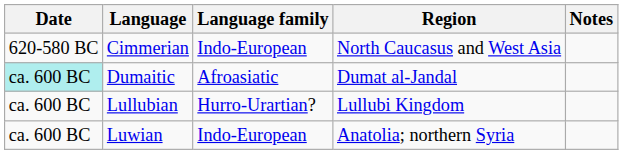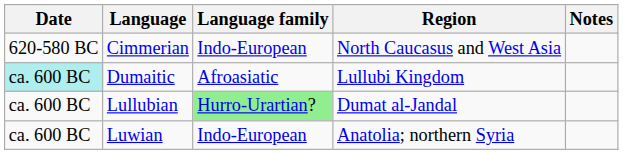(397, 76) Dumat al-Jandal -> (401, 76) Lullubi Kingdom
(257, 105) no background -> (257, 105) lightgreen background
(401, 105) Lullubi Kingdom -> (397, 105) Dumat al-Jandal
